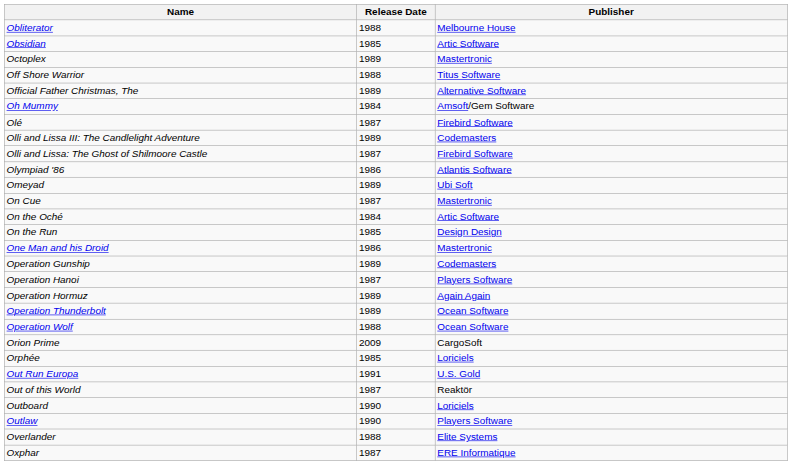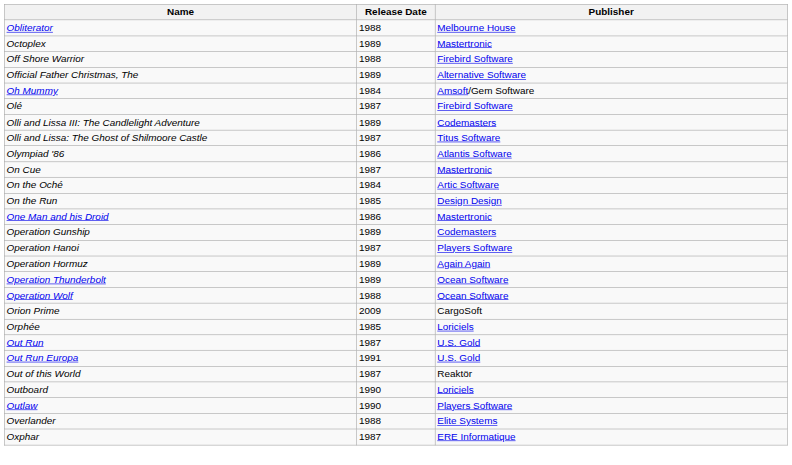- row: (26, 43)
(469, 75) Titus Software -> (475, 59) Firebird Software
(475, 153) Firebird Software -> (469, 138) Titus Software
- row: (25, 185)
+ row: (25, 342)
